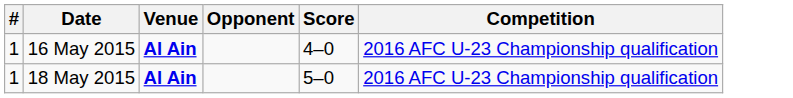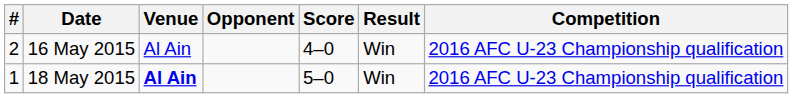+ column: (392, 19)
(14, 48) 1 -> (14, 48) 2
(170, 48) bold -> (167, 48) normal
